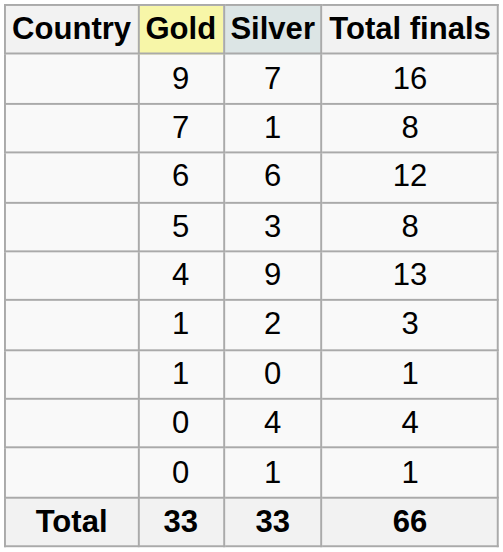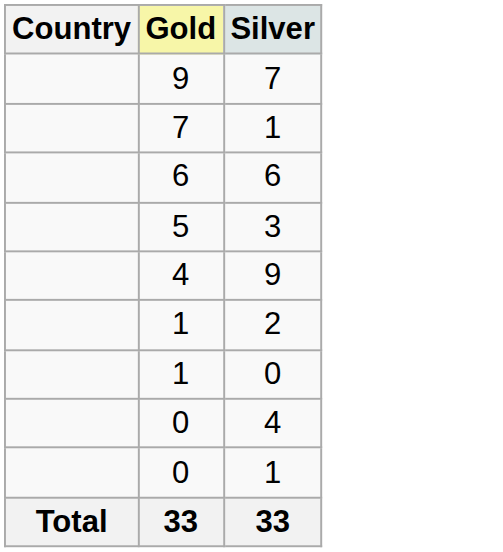- column: (410, 29)
